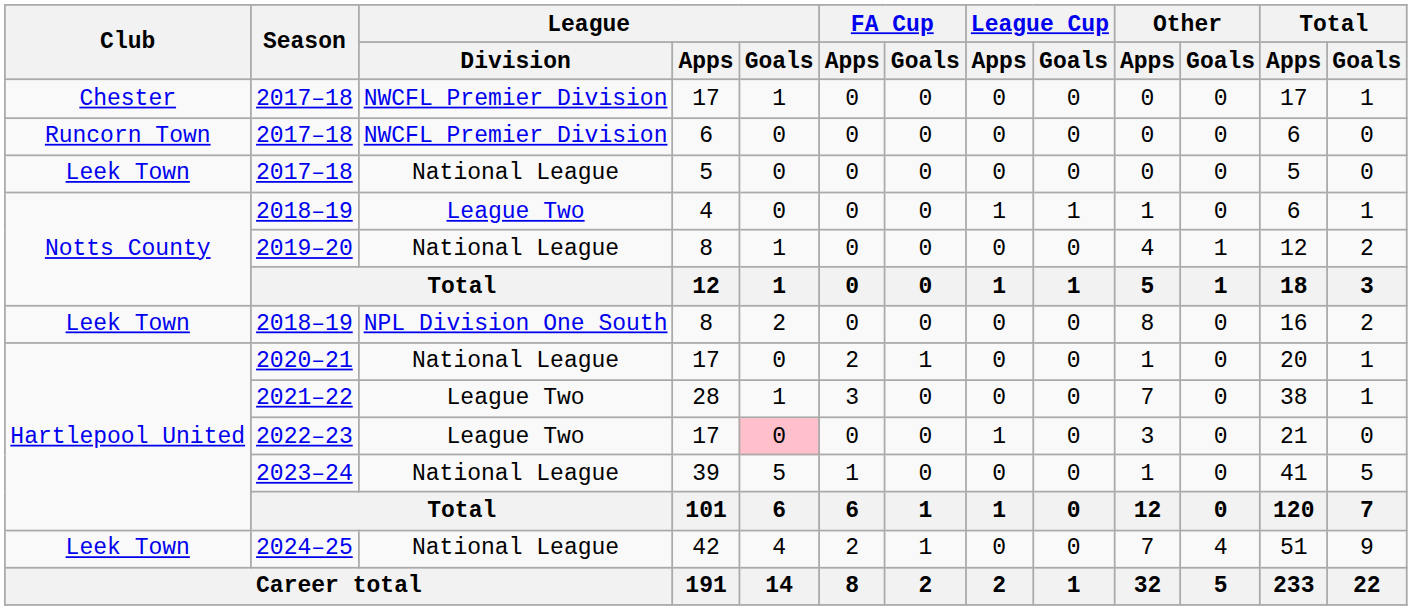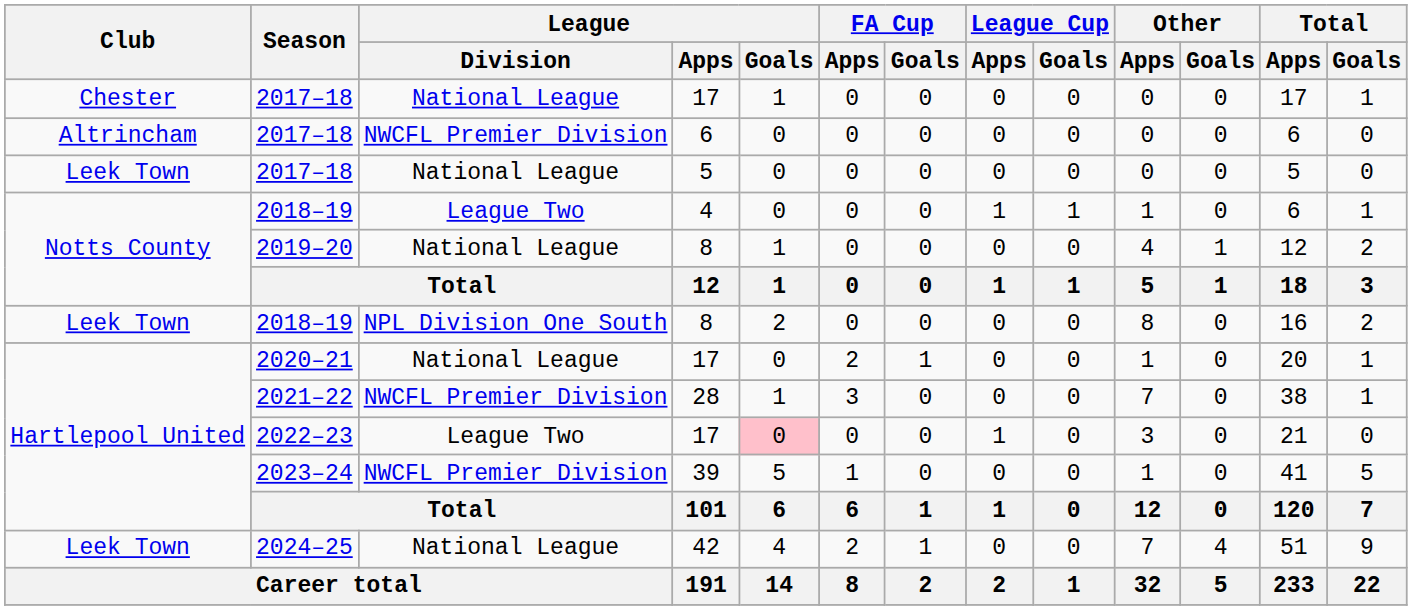(516, 99) NWCFL Premier Division -> (516, 99) National League
(128, 136) Runcorn Town -> (128, 136) Altrincham
(516, 399) League Two -> (516, 399) NWCFL Premier Division
(516, 474) National League -> (516, 474) NWCFL Premier Division
